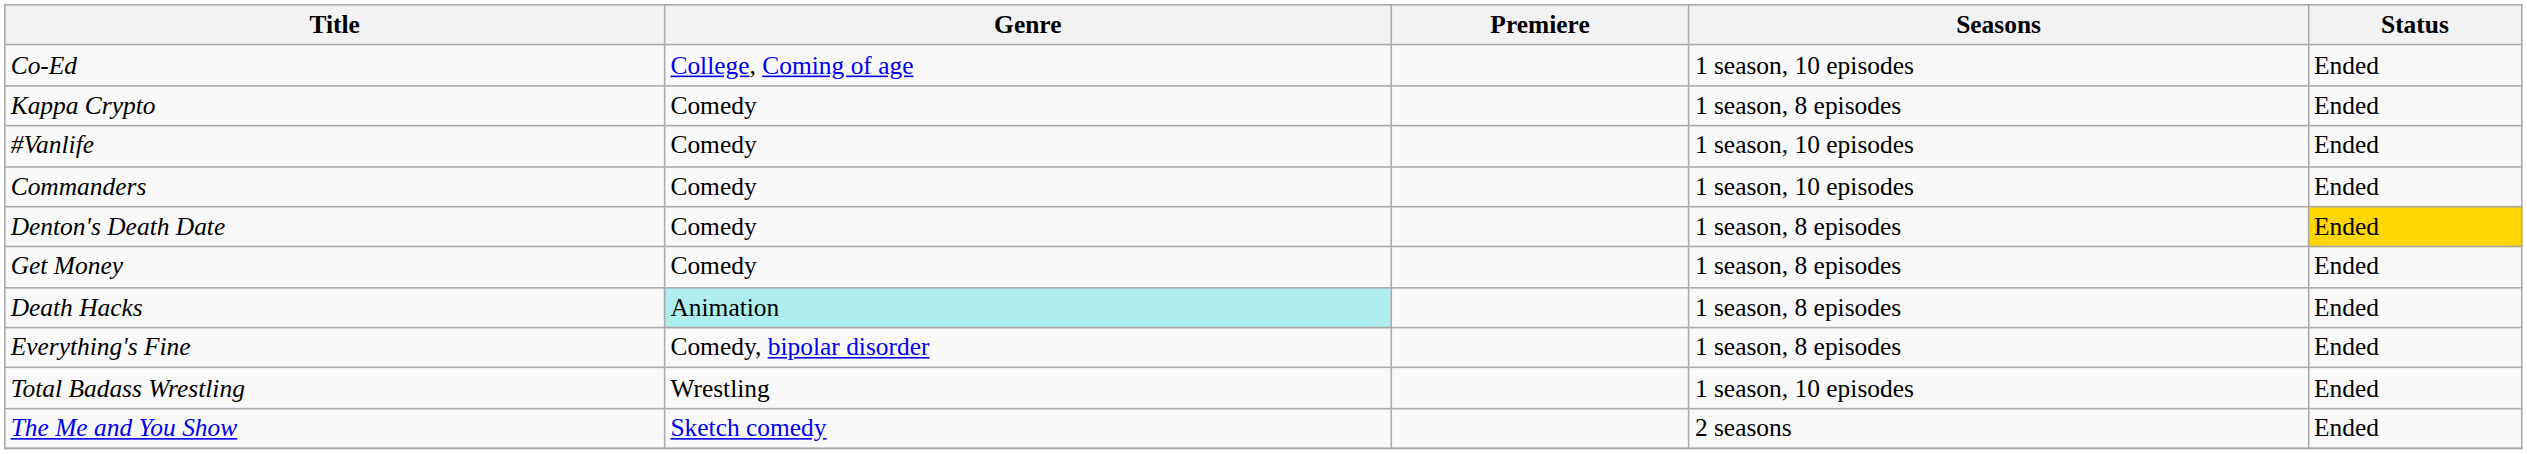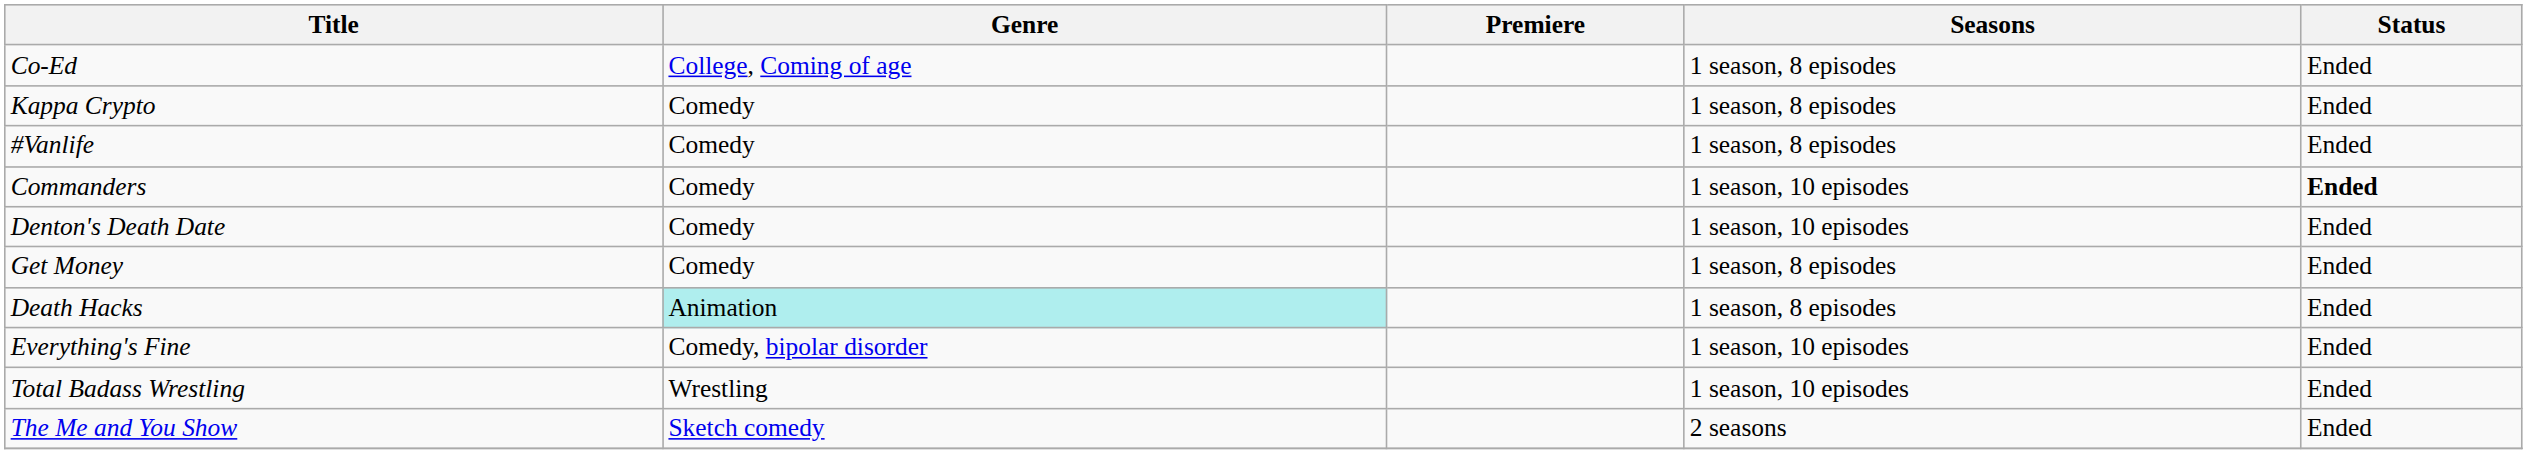(1804, 65) 1 season, 10 episodes -> (1793, 65) 1 season, 8 episodes
(1804, 145) 1 season, 10 episodes -> (1793, 145) 1 season, 8 episodes
(2346, 186) normal -> (2342, 186) bold
(1798, 226) 1 season, 8 episodes -> (1799, 226) 1 season, 10 episodes
(2346, 226) gold background -> (2340, 226) no background
(1798, 347) 1 season, 8 episodes -> (1799, 347) 1 season, 10 episodes
